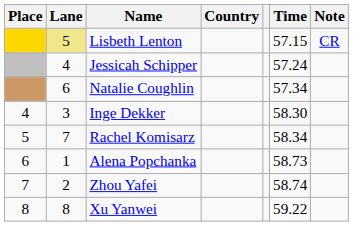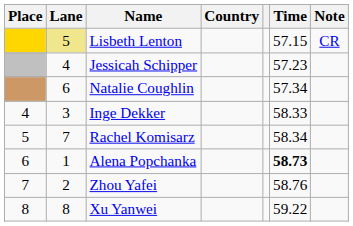(290, 64) 57.24 -> (290, 64) 57.23
(290, 112) 58.30 -> (290, 112) 58.33
(290, 161) normal -> (290, 161) bold
(290, 185) 58.74 -> (290, 185) 58.76
